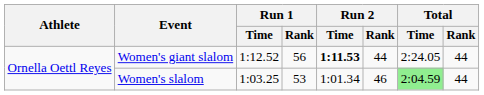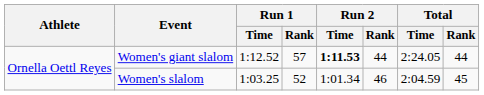(300, 57) 56 -> (300, 57) 57
(300, 79) 53 -> (300, 79) 52
(421, 79) lightgreen background -> (421, 79) no background
(461, 79) 44 -> (461, 79) 45
